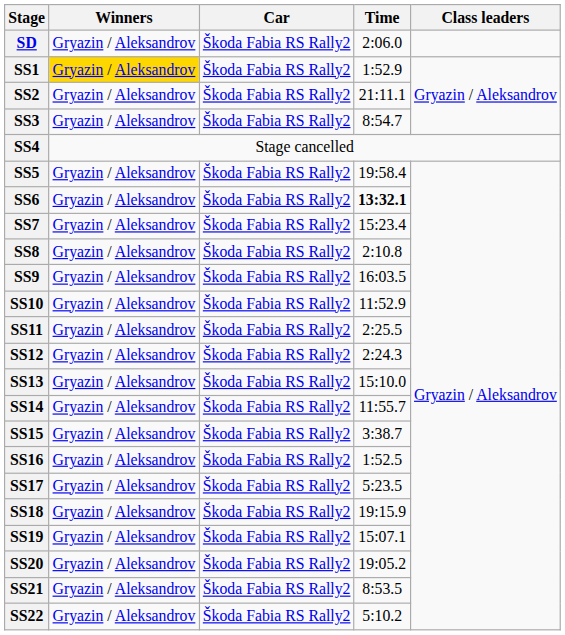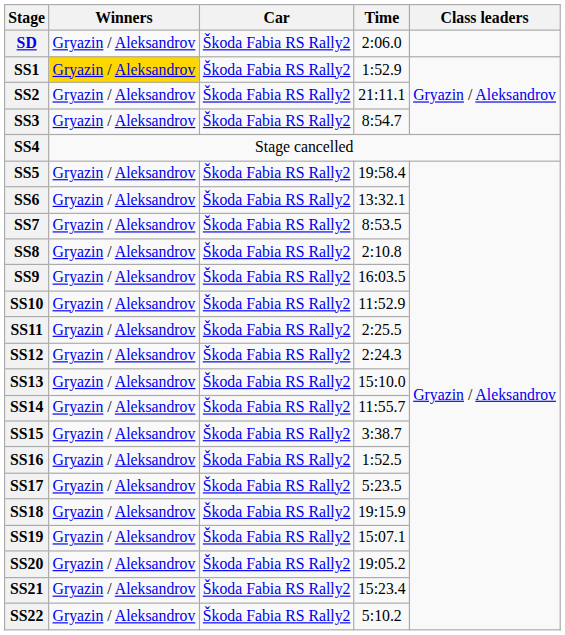(382, 199) bold -> (382, 199) normal
(382, 225) 15:23.4 -> (382, 225) 8:53.5
(382, 589) 8:53.5 -> (382, 589) 15:23.4
